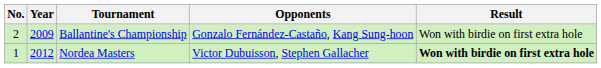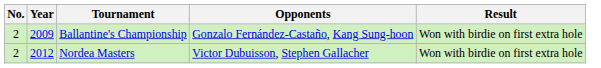(16, 53) 1 -> (16, 53) 2
(506, 53) bold -> (501, 53) normal
